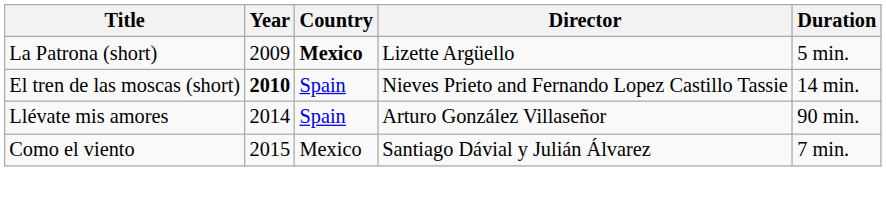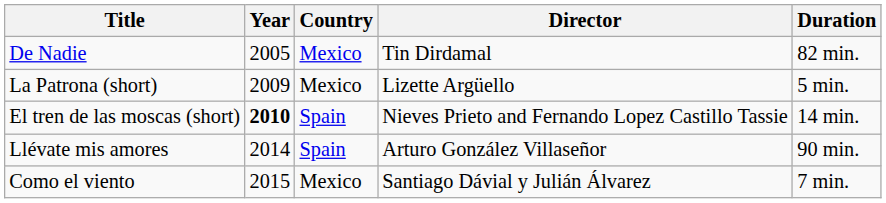+ row: (48, 52)
(331, 52) bold -> (331, 85) normal
